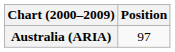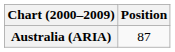(144, 36) 97 -> (144, 36) 87
